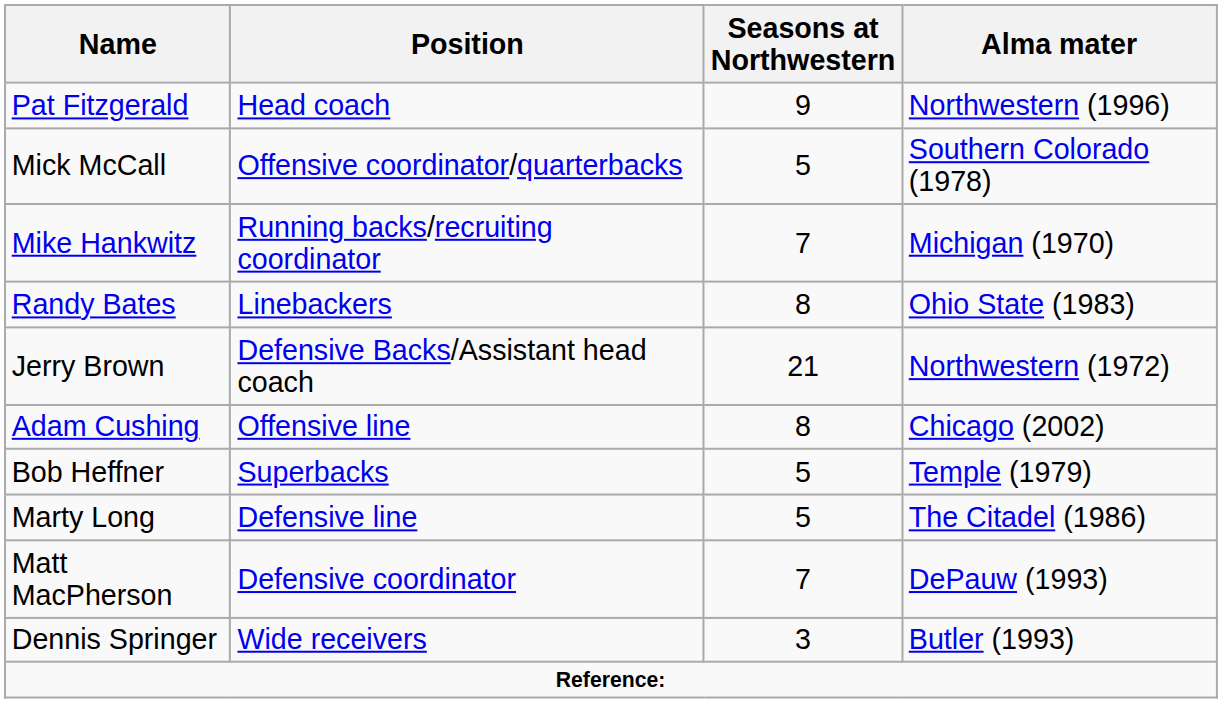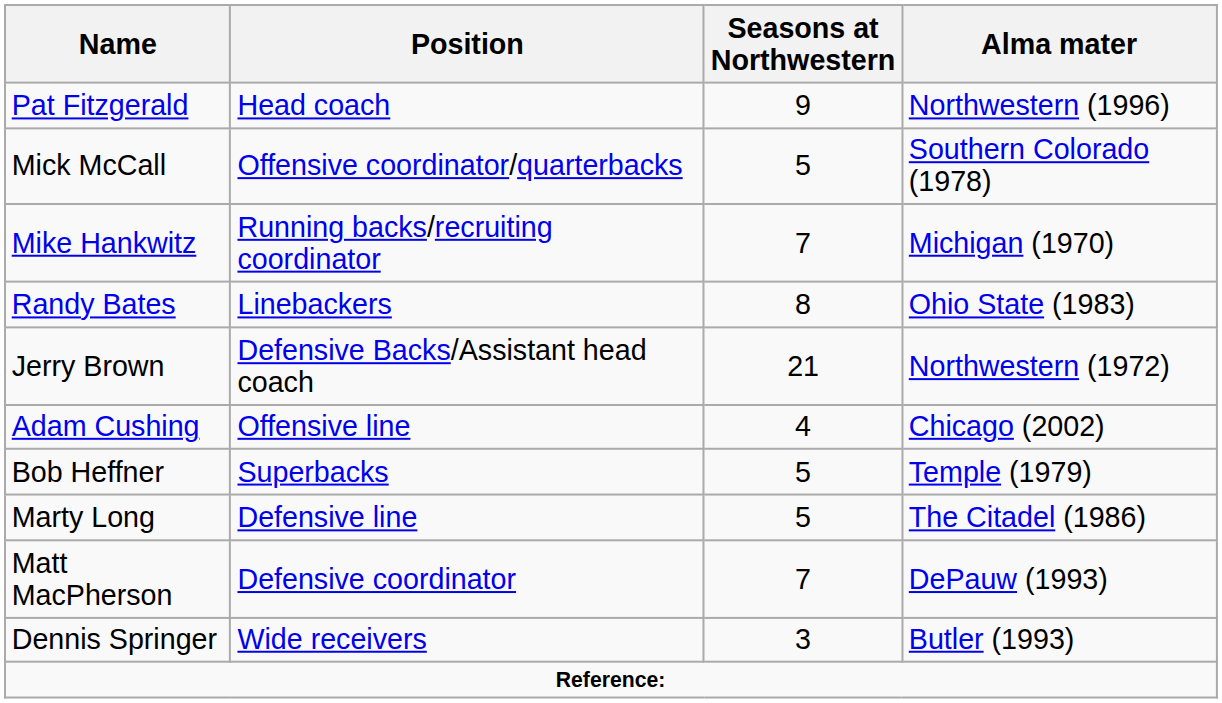(803, 427) 8 -> (803, 427) 4
